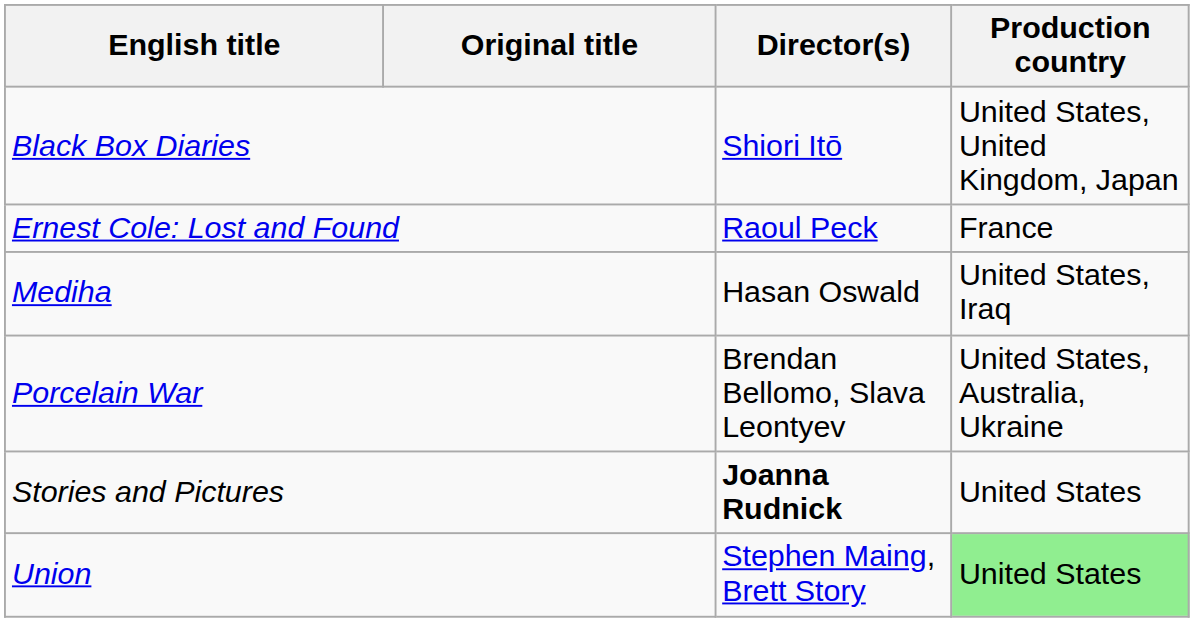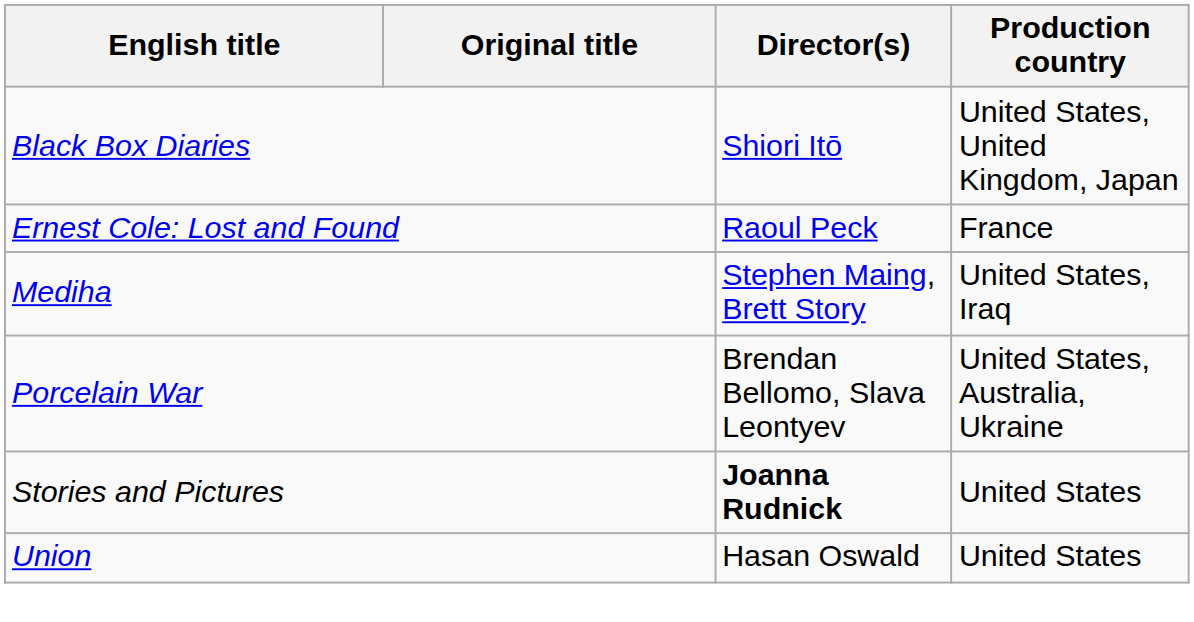(821, 292) Hasan Oswald -> (829, 292) Stephen Maing, Brett Story
(829, 574) Stephen Maing, Brett Story -> (821, 557) Hasan Oswald
(1050, 574) lightgreen background -> (1050, 557) no background
